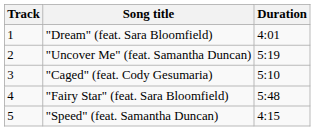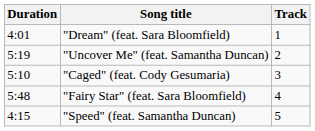columns swapped: (24, 14) <-> (282, 14)
